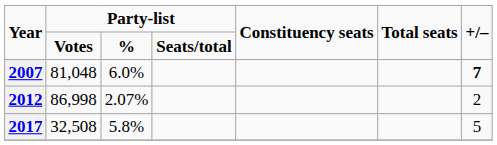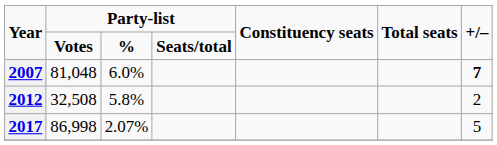(73, 99) 86,998 -> (73, 99) 32,508
(127, 99) 2.07% -> (127, 99) 5.8%
(73, 126) 32,508 -> (73, 126) 86,998
(127, 126) 5.8% -> (127, 126) 2.07%
